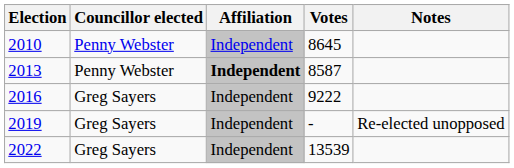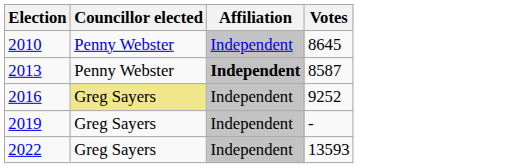- column: (431, 17)
(115, 96) no background -> (115, 96) khaki background
(325, 96) 9222 -> (325, 96) 9252
(329, 149) 13539 -> (329, 149) 13593
